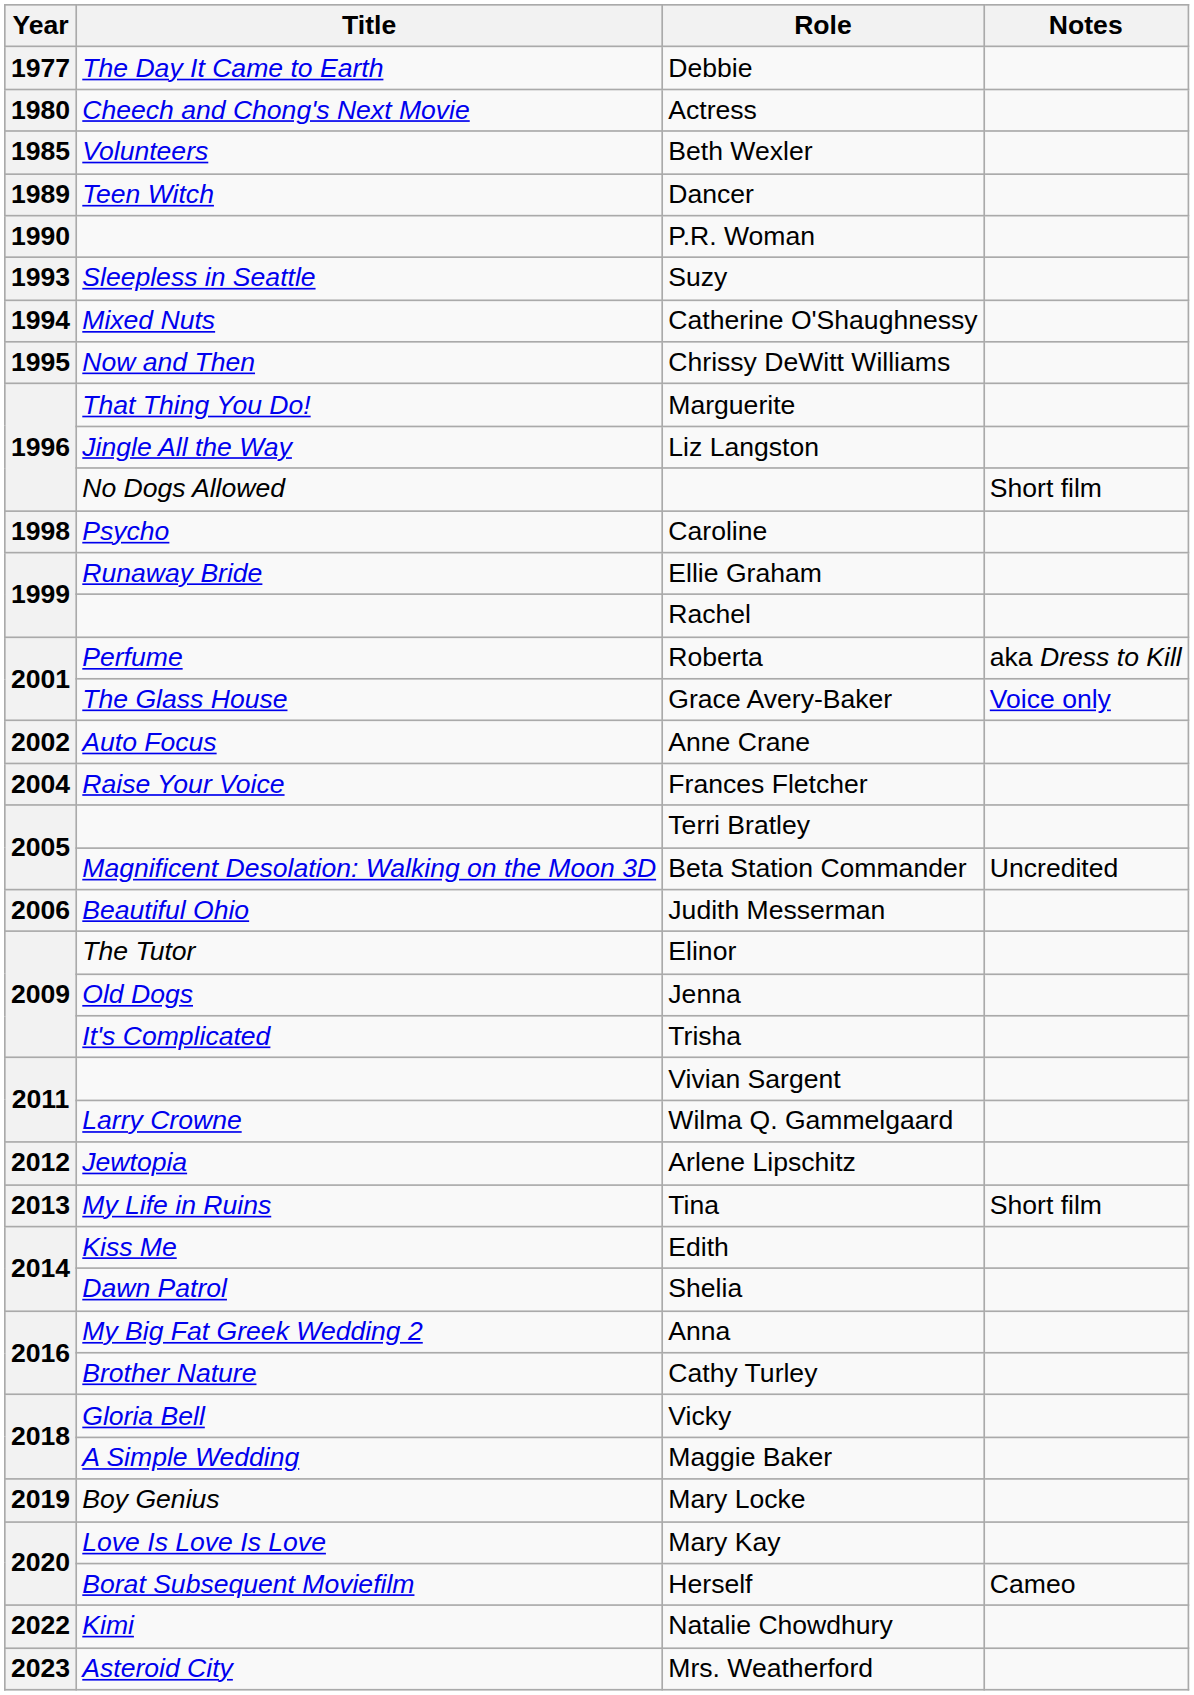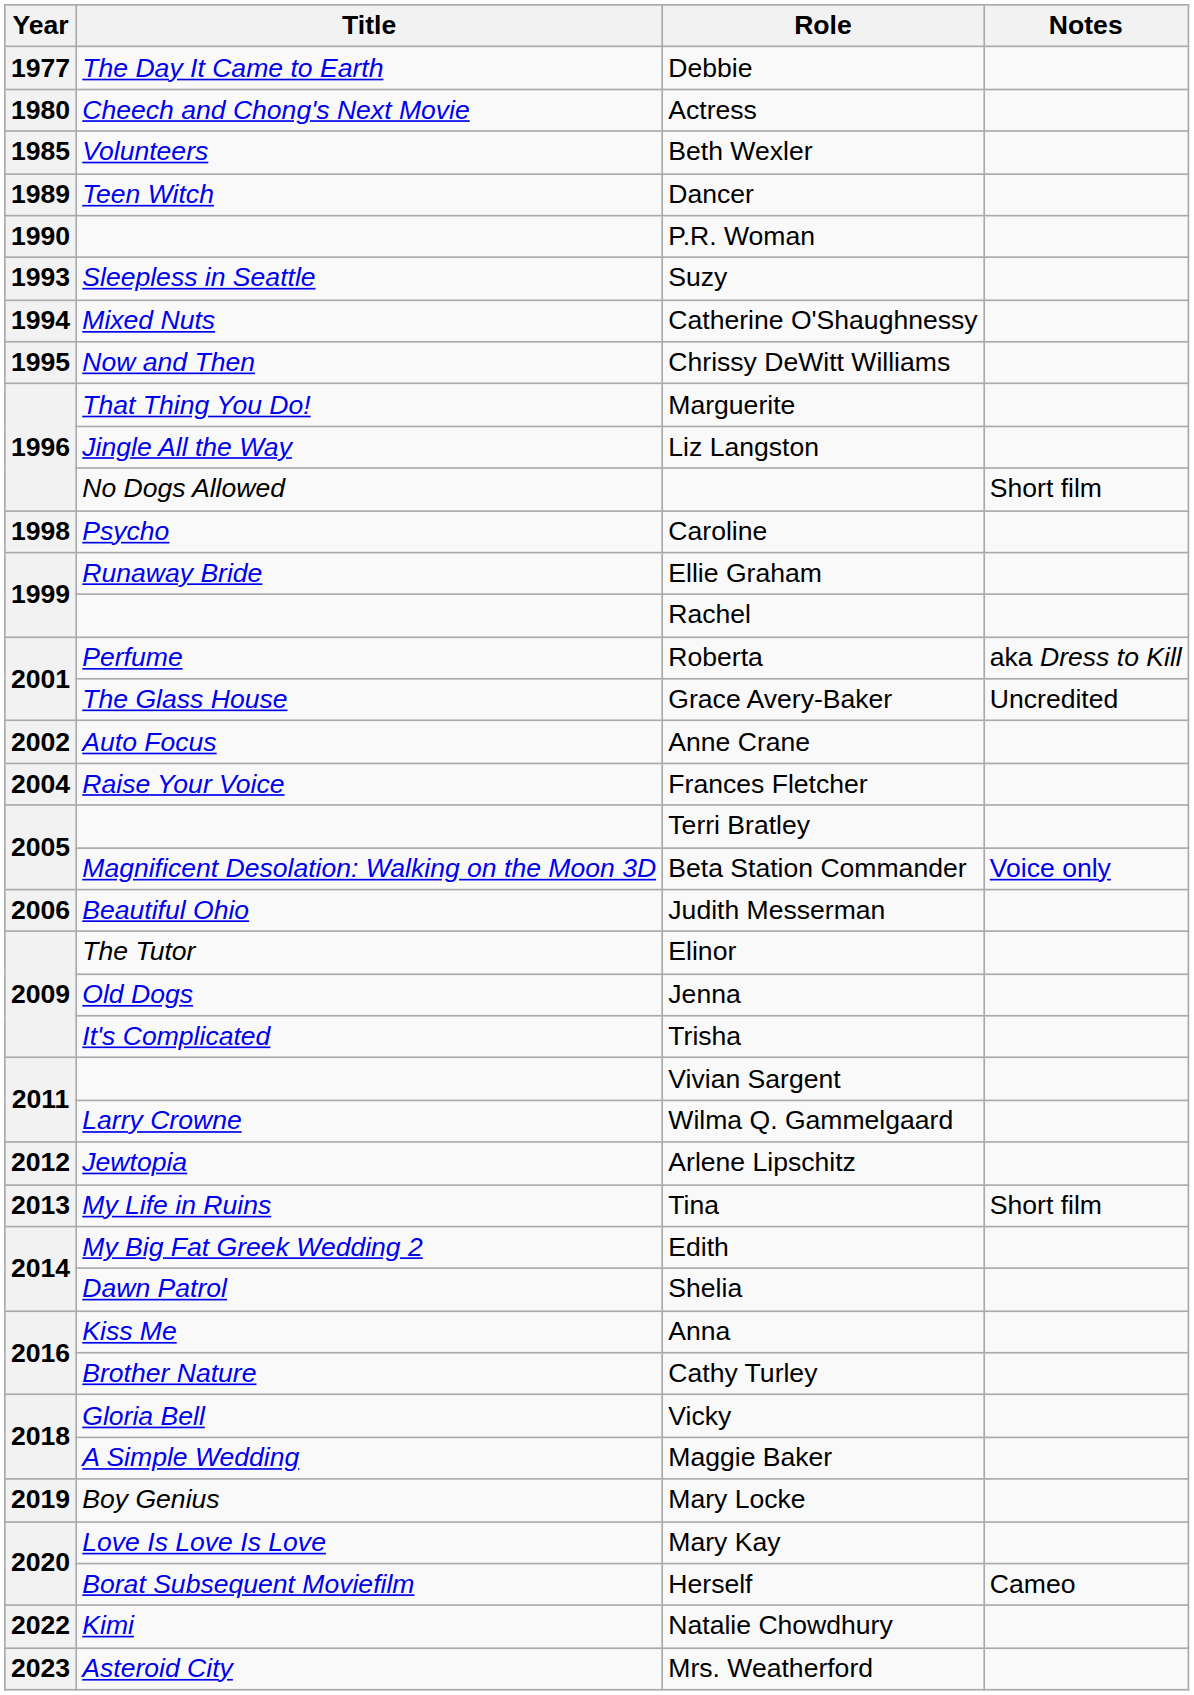(1050, 699) Voice only -> (1054, 699) Uncredited
(1054, 868) Uncredited -> (1050, 868) Voice only
(130, 1247) Kiss Me -> (253, 1247) My Big Fat Greek Wedding 2
(253, 1331) My Big Fat Greek Wedding 2 -> (130, 1331) Kiss Me
